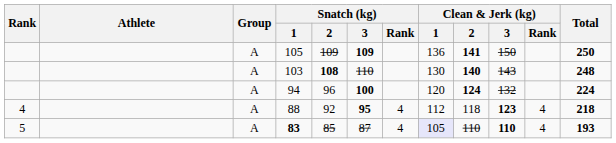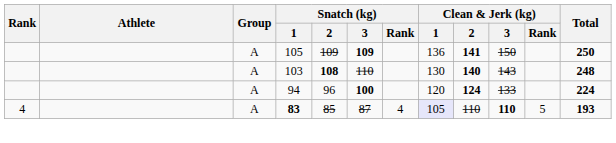(507, 90) 132 -> (507, 90) 133
- row: (294, 109)
(22, 128) 5 -> (22, 109) 4
(542, 128) 4 -> (542, 109) 5
